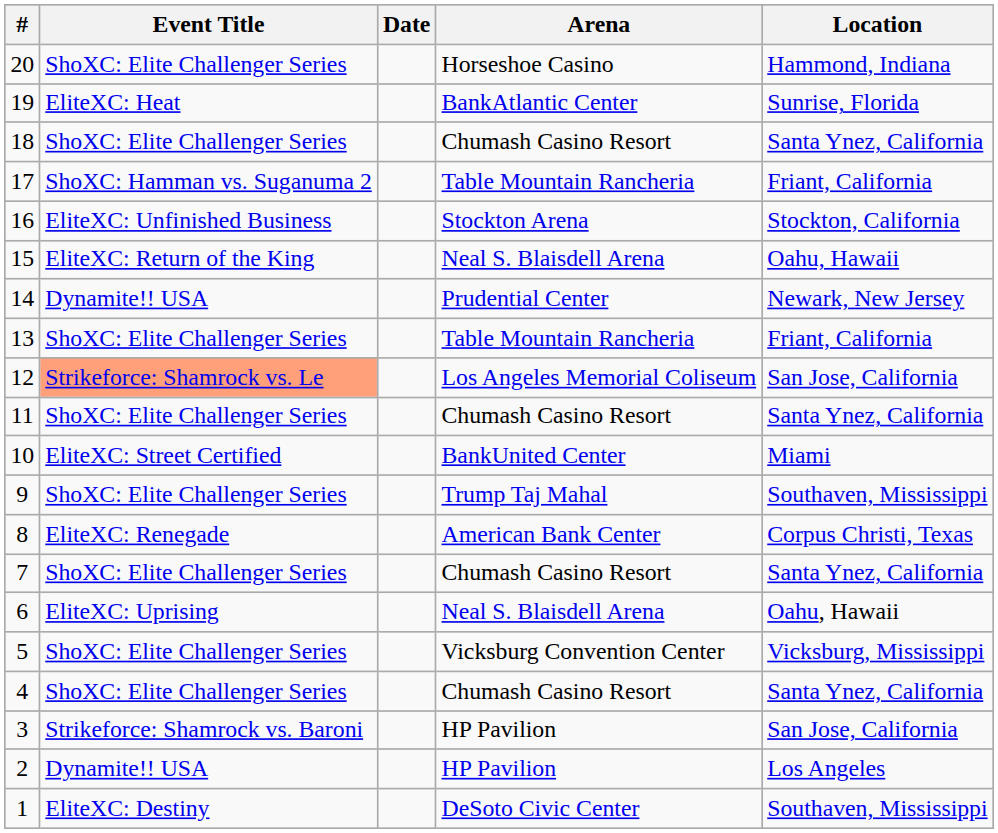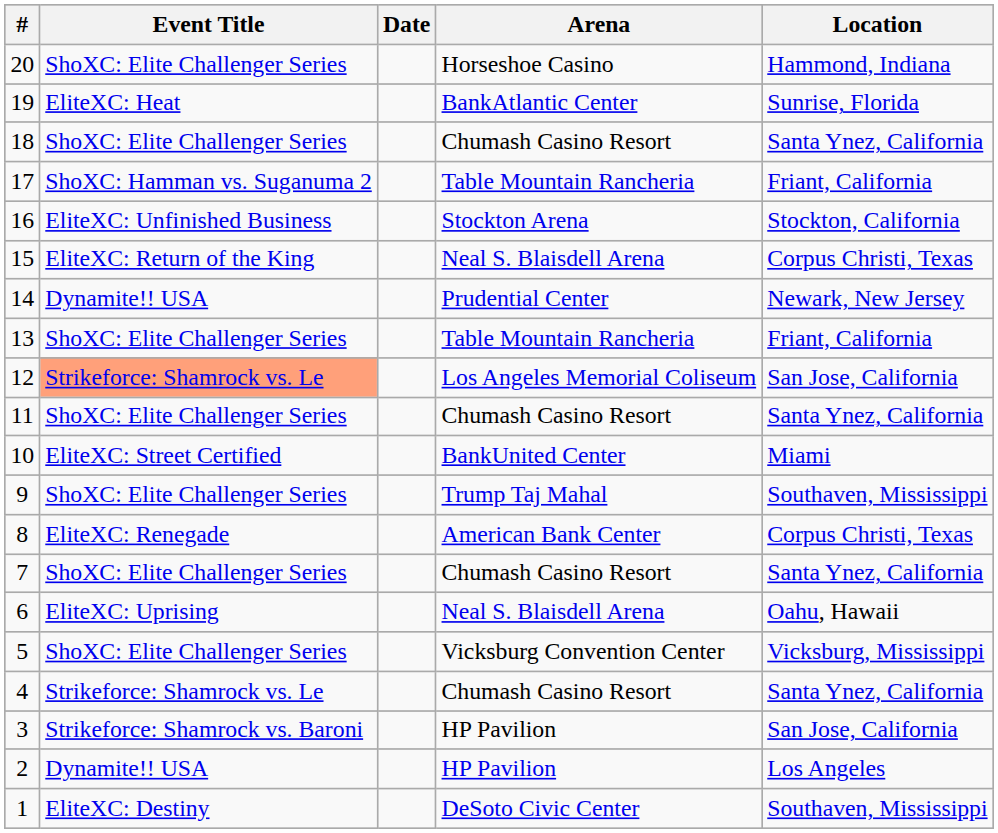(833, 259) Oahu, Hawaii -> (870, 259) Corpus Christi, Texas
(196, 690) ShoXC: Elite Challenger Series -> (184, 690) Strikeforce: Shamrock vs. Le
